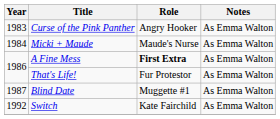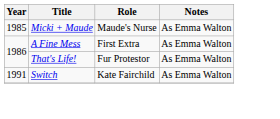- row: (83, 28)
(17, 43) 1984 -> (17, 28) 1985
(163, 59) bold -> (118, 43) normal
- row: (53, 91)
(17, 106) 1992 -> (17, 75) 1991
